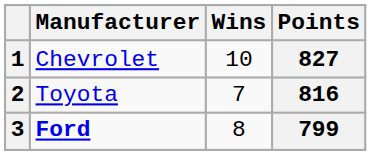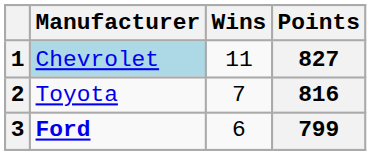(97, 59) no background -> (97, 59) lightblue background
(239, 59) 10 -> (239, 59) 11
(239, 131) 8 -> (239, 131) 6
